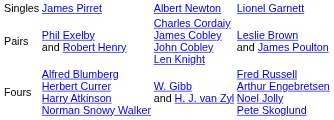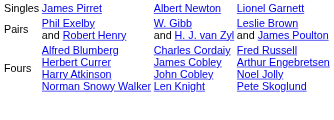(192, 42) Charles Cordaiy James Cobley John Cobley Len Knight -> (194, 29) W. Gibb and H. J. van Zyl
(194, 92) W. Gibb and H. J. van Zyl -> (192, 68) Charles Cordaiy James Cobley John Cobley Len Knight
